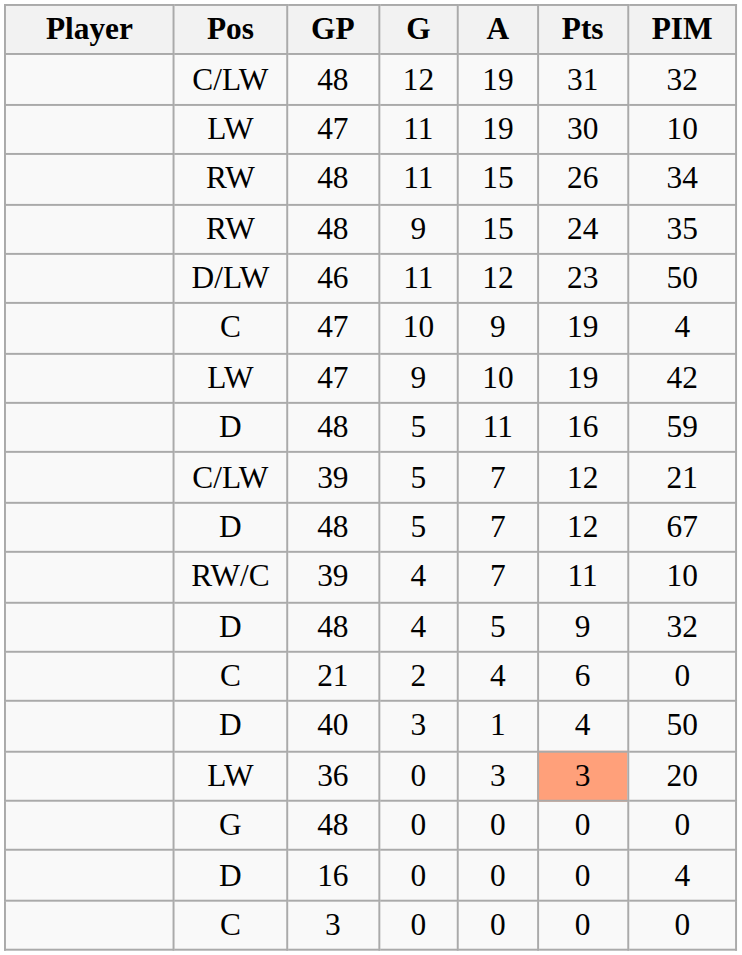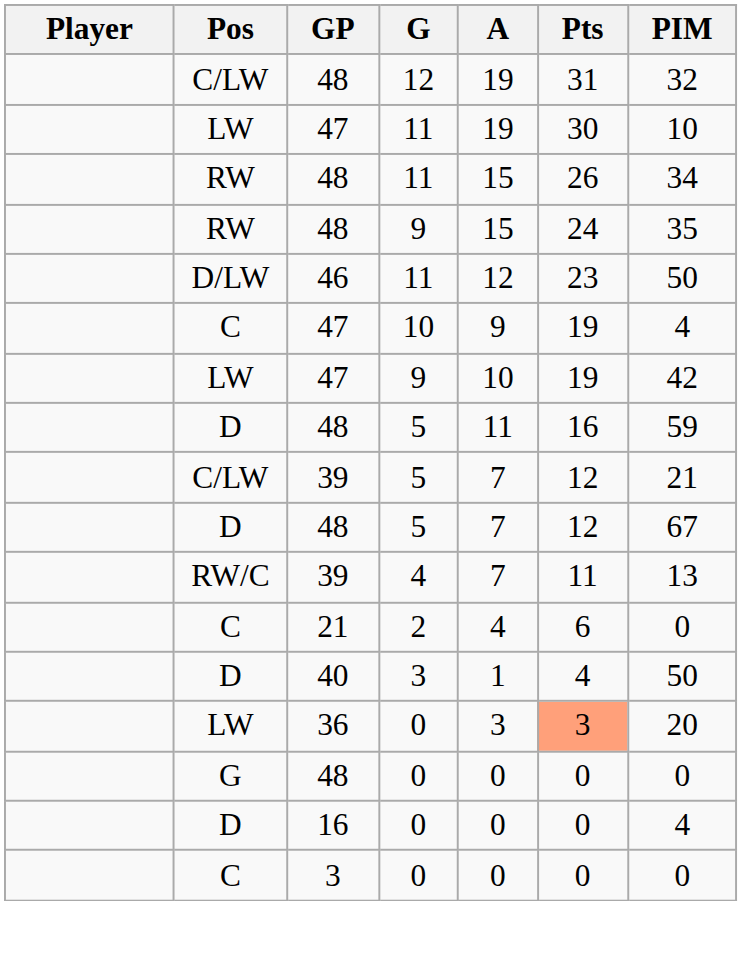(682, 576) 10 -> (682, 576) 13
- row: (333, 626)
